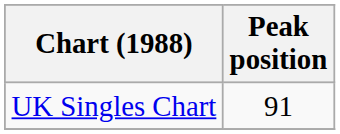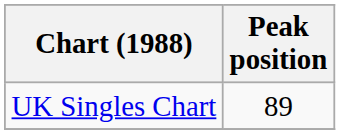(278, 105) 91 -> (278, 105) 89
